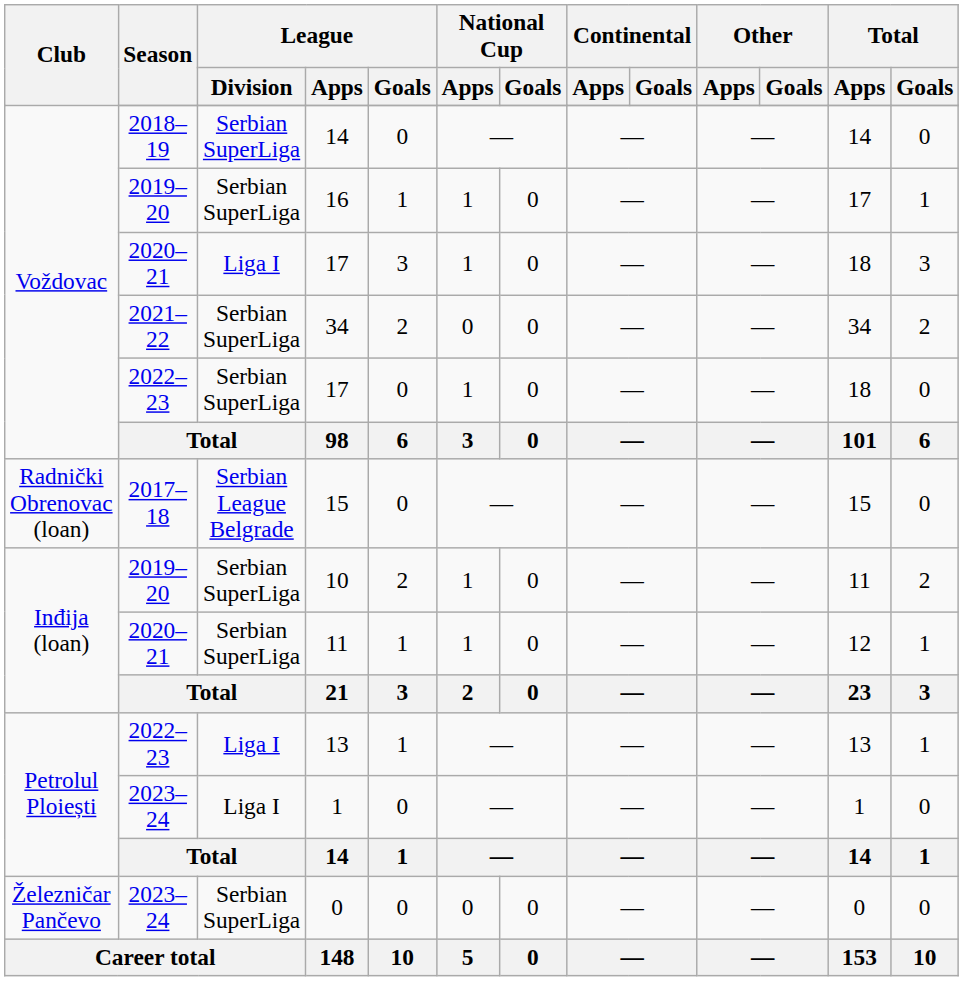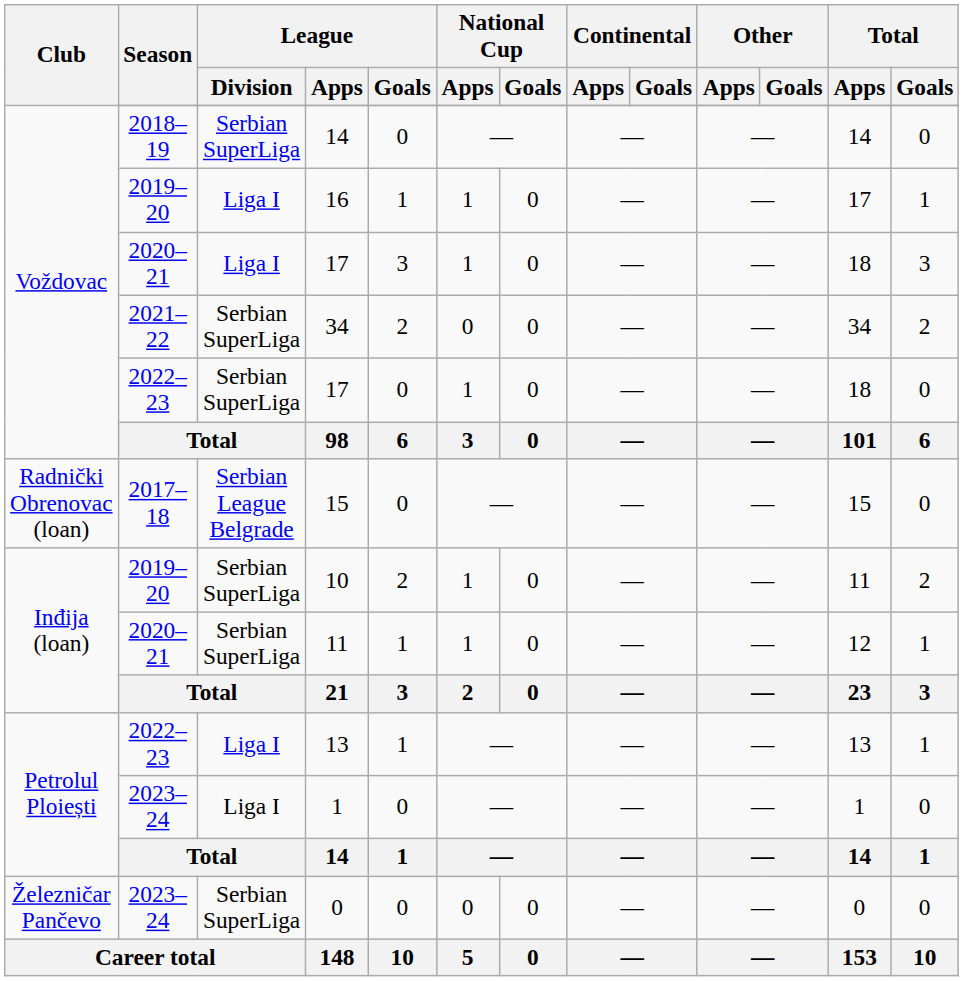(252, 199) Serbian SuperLiga -> (252, 199) Liga I
